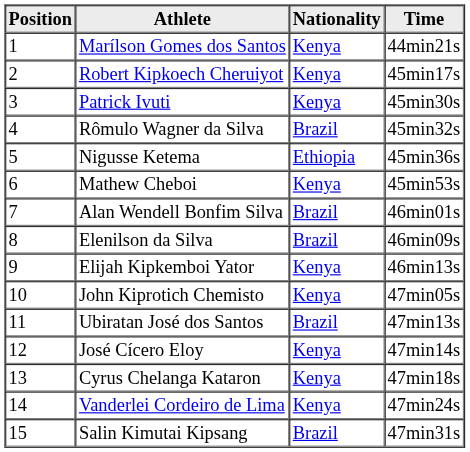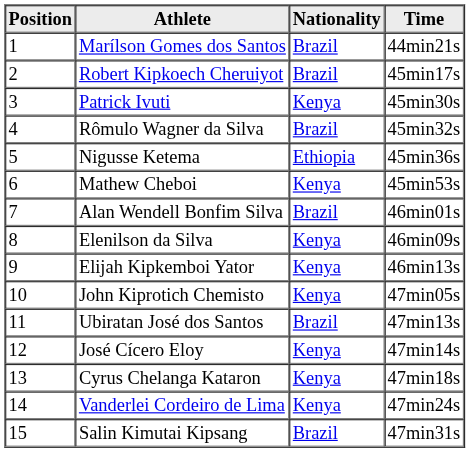(317, 46) Kenya -> (315, 46) Brazil
(317, 74) Kenya -> (315, 74) Brazil
(315, 239) Brazil -> (317, 239) Kenya
